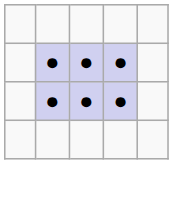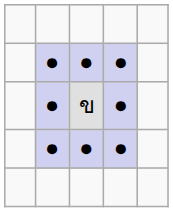+ row: (52, 105)
